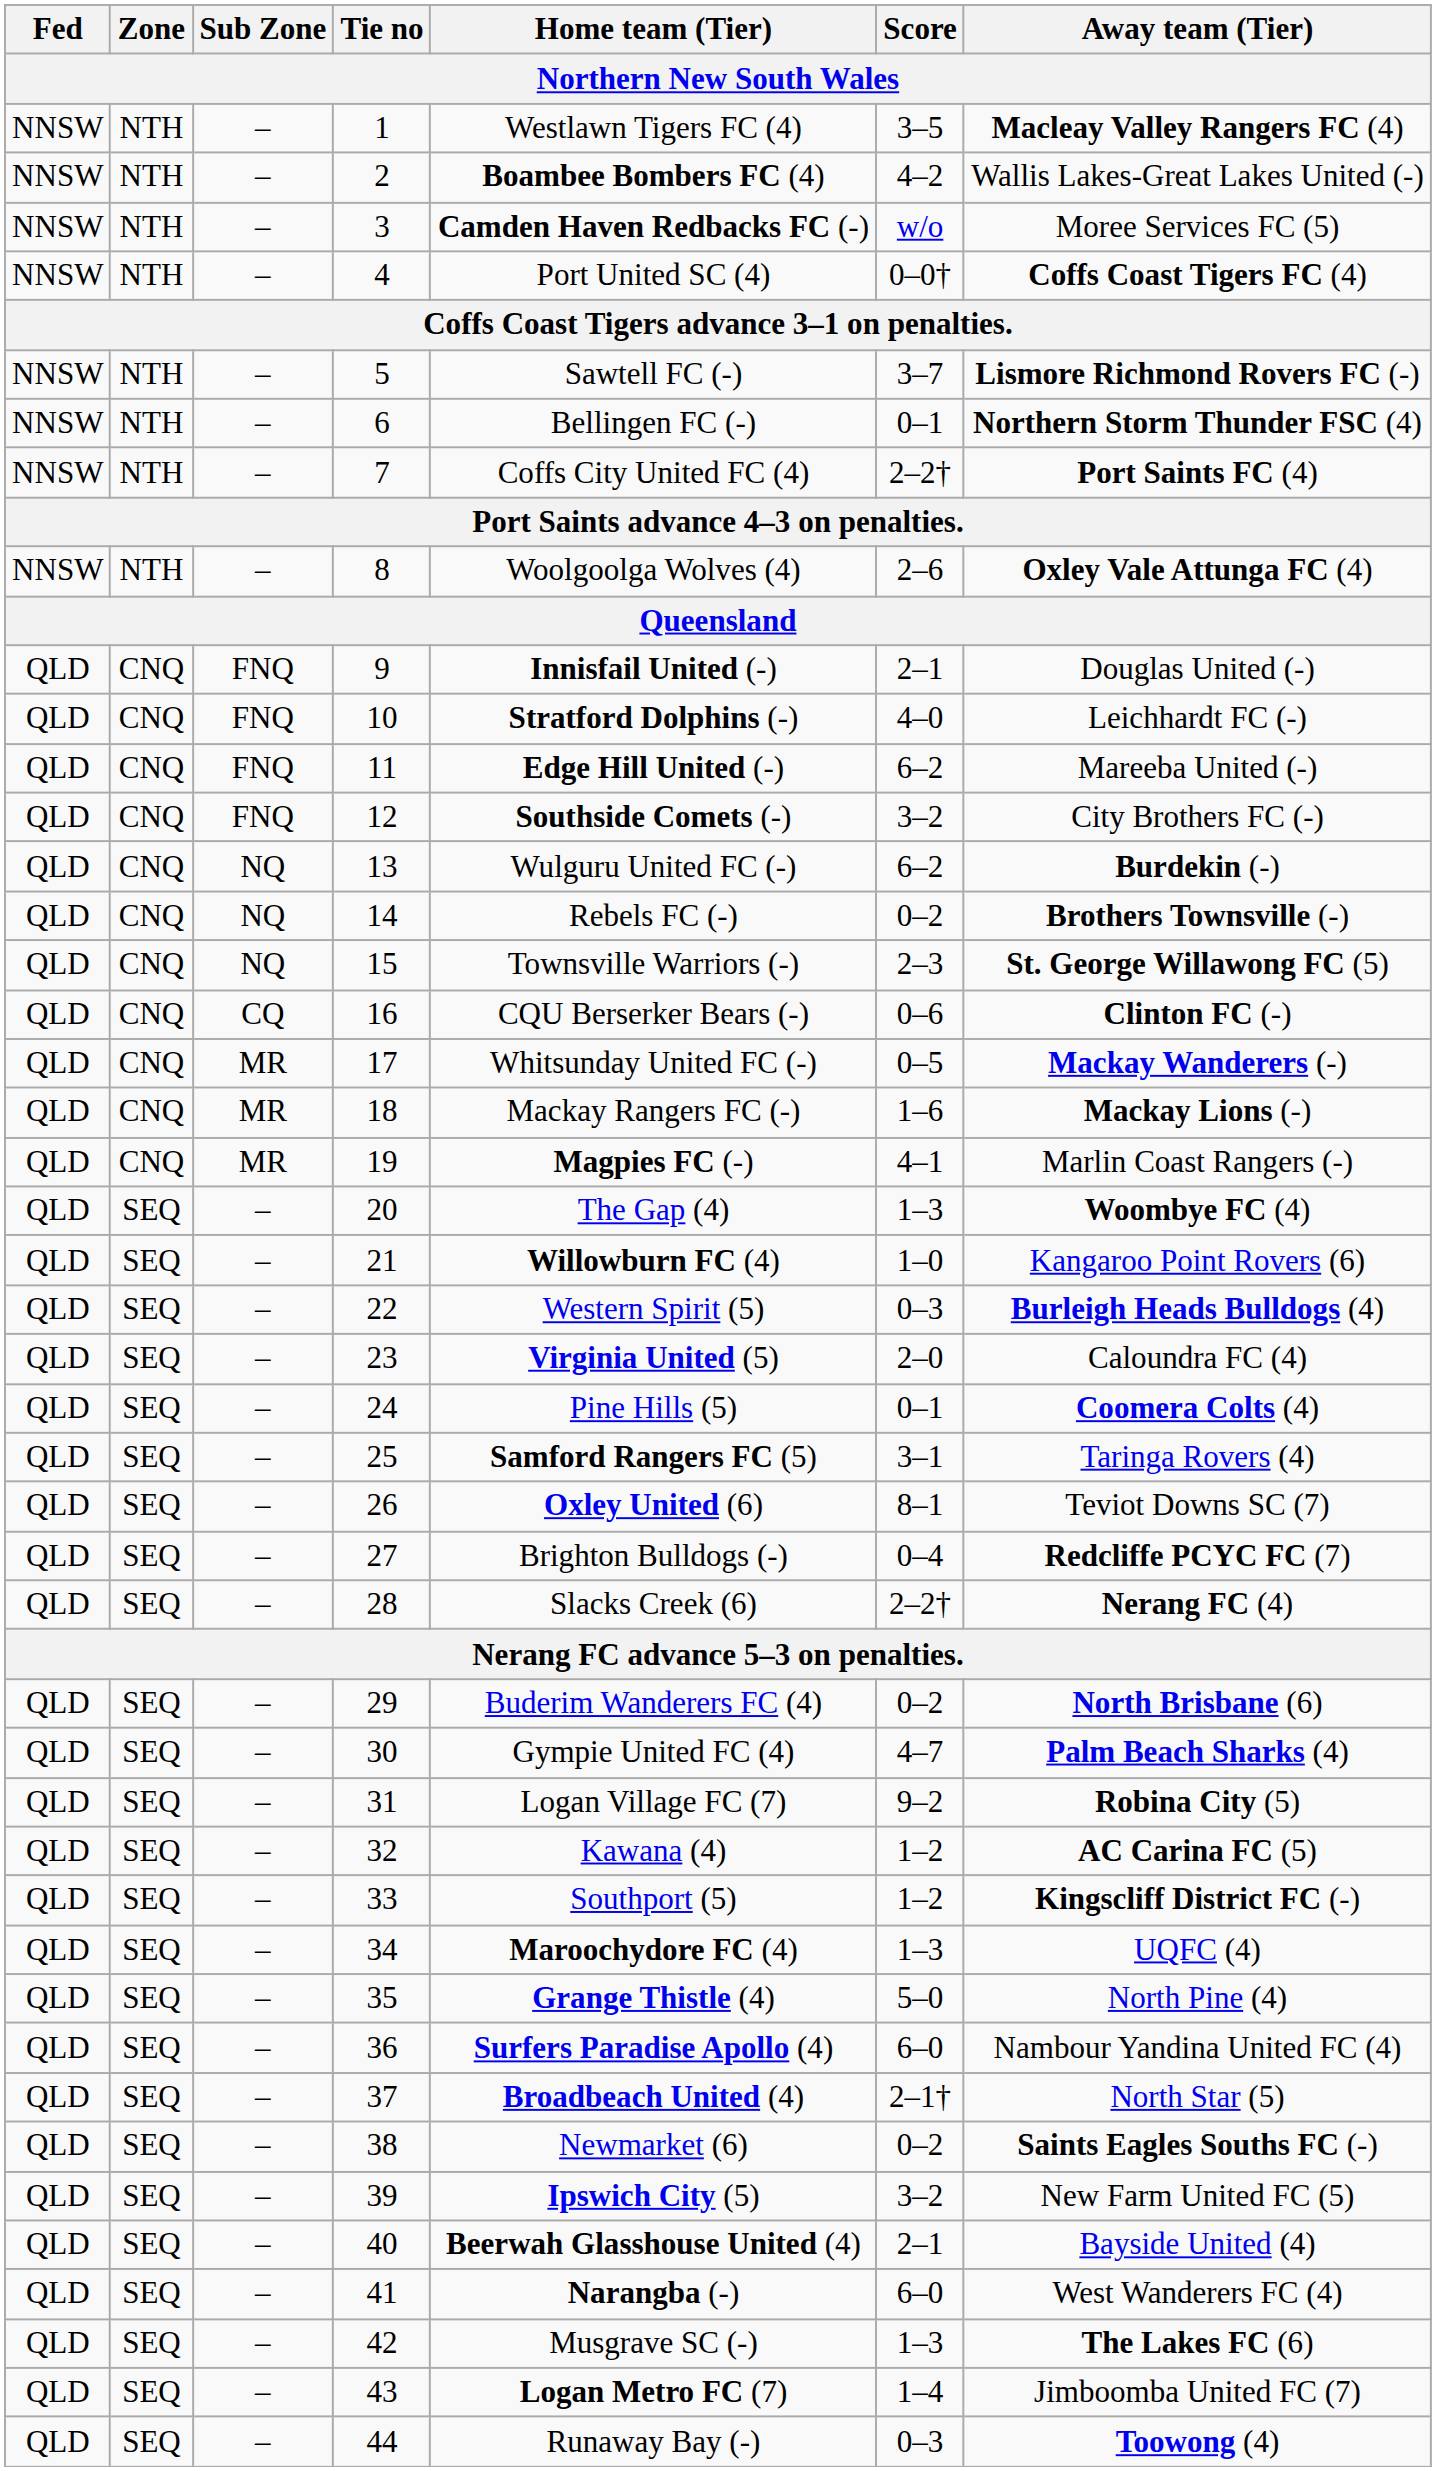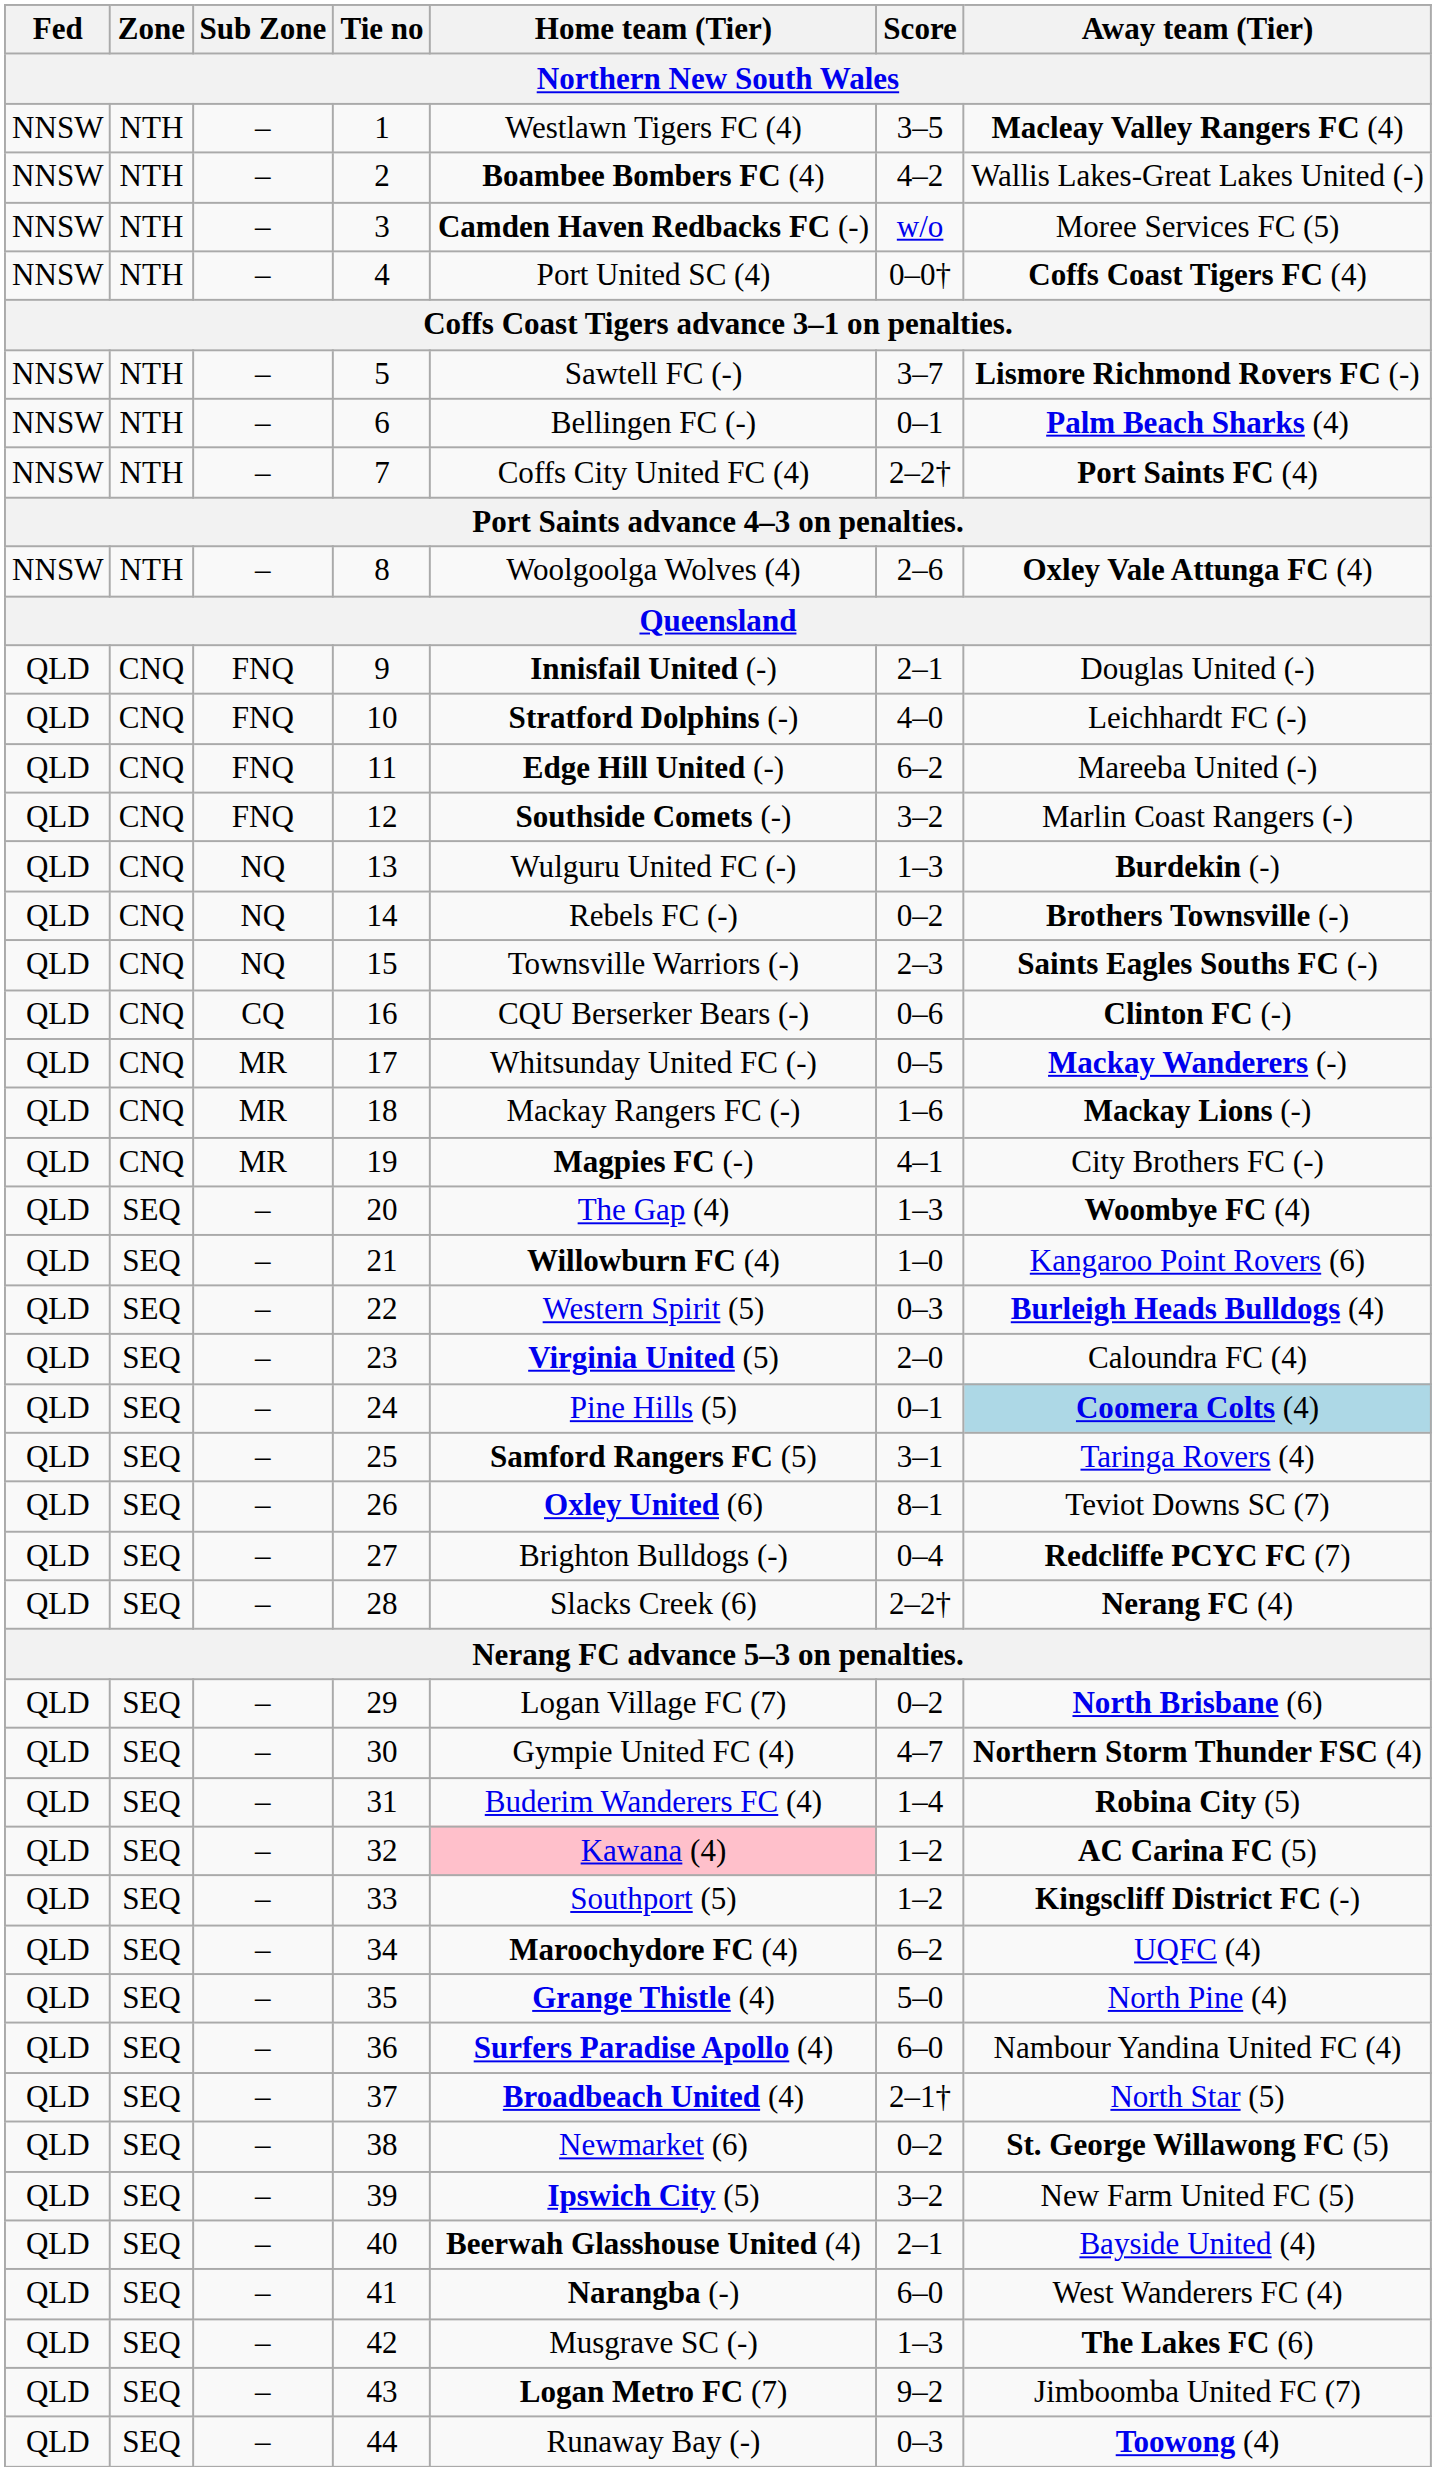(1197, 422) Northern Storm Thunder FSC (4) -> (1197, 422) Palm Beach Sharks (4)
(1197, 816) City Brothers FC (-) -> (1197, 816) Marlin Coast Rangers (-)
(920, 865) 6–2 -> (920, 865) 1–3
(1197, 964) St. George Willawong FC (5) -> (1197, 964) Saints Eagles Souths FC (-)
(1197, 1161) Marlin Coast Rangers (-) -> (1197, 1161) City Brothers FC (-)
(1197, 1407) no background -> (1197, 1407) lightblue background
(653, 1702) Buderim Wanderers FC (4) -> (653, 1702) Logan Village FC (7)
(1197, 1752) Palm Beach Sharks (4) -> (1197, 1752) Northern Storm Thunder FSC (4)
(653, 1801) Logan Village FC (7) -> (653, 1801) Buderim Wanderers FC (4)
(920, 1801) 9–2 -> (920, 1801) 1–4
(653, 1850) no background -> (653, 1850) pink background
(920, 1948) 1–3 -> (920, 1948) 6–2
(1197, 2145) Saints Eagles Souths FC (-) -> (1197, 2145) St. George Willawong FC (5)
(920, 2392) 1–4 -> (920, 2392) 9–2
